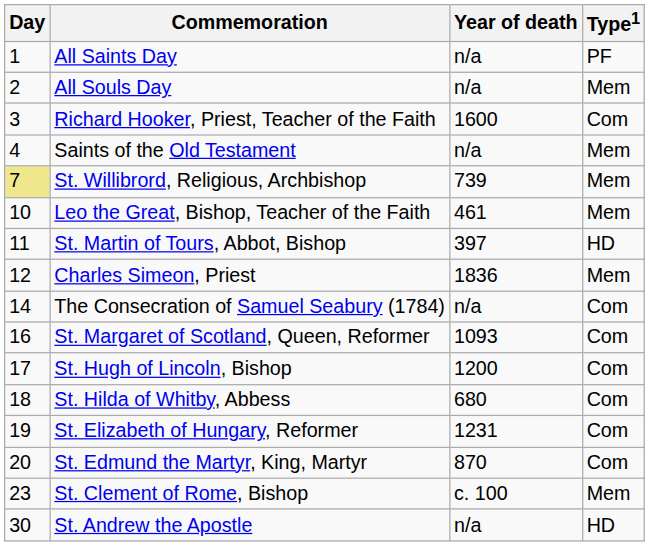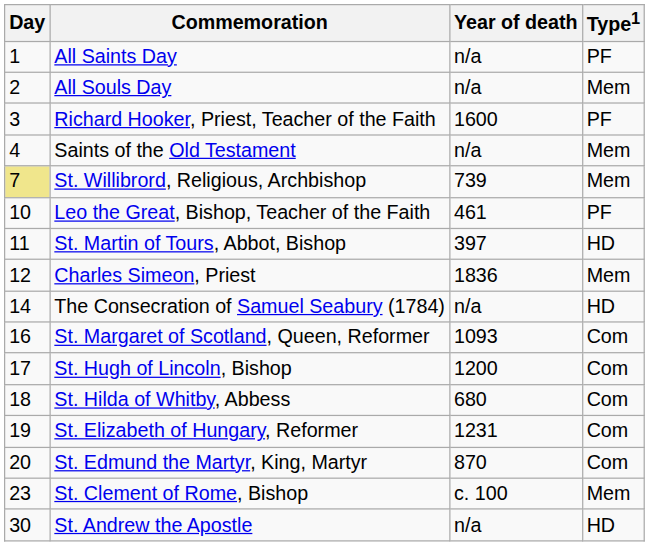(607, 119) Com -> (599, 119) PF
(609, 212) Mem -> (599, 212) PF
(607, 306) Com -> (601, 306) HD
